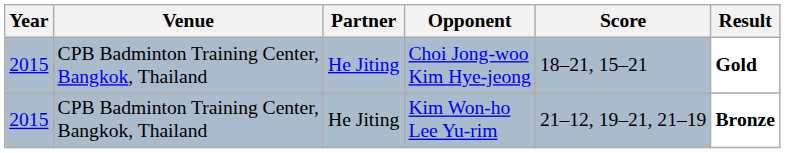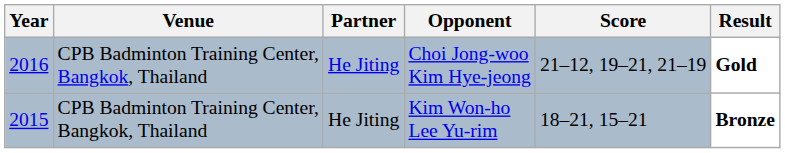(29, 64) 2015 -> (29, 64) 2016
(594, 64) 18–21, 15–21 -> (623, 64) 21–12, 19–21, 21–19
(623, 120) 21–12, 19–21, 21–19 -> (594, 120) 18–21, 15–21
